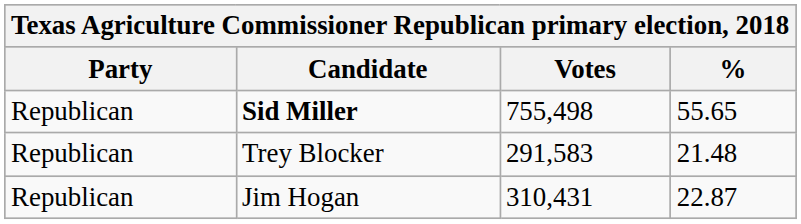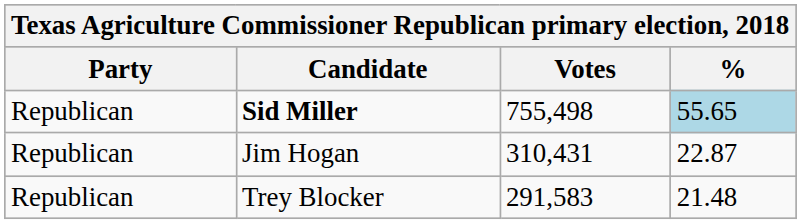(707, 111) no background -> (707, 111) lightblue background
rows swapped: (301, 196) <-> (313, 153)
